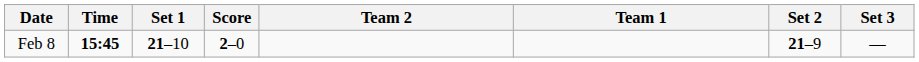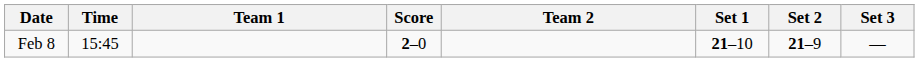columns swapped: (641, 17) <-> (168, 17)
(100, 43) bold -> (100, 43) normal
